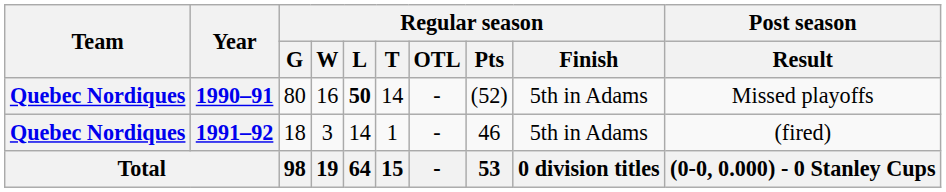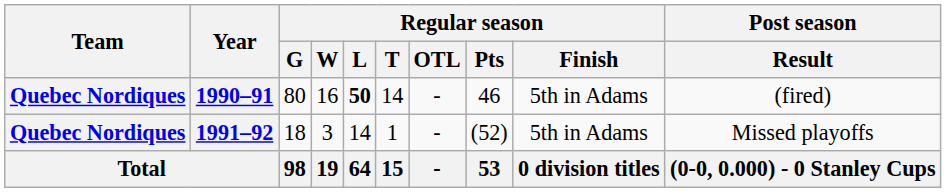(489, 96) (52) -> (489, 96) 46
(803, 96) Missed playoffs -> (803, 96) (fired)
(489, 132) 46 -> (489, 132) (52)
(803, 132) (fired) -> (803, 132) Missed playoffs
